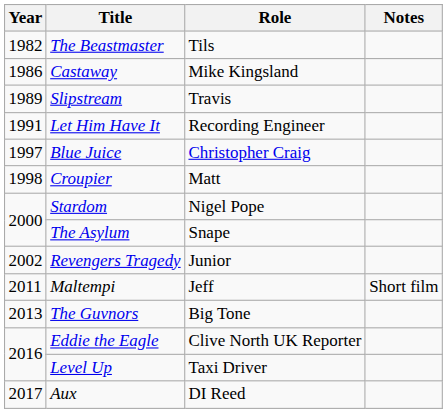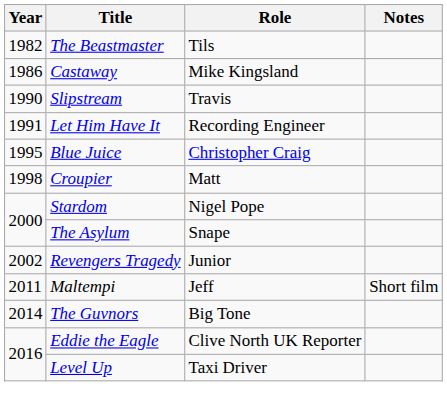(25, 98) 1989 -> (25, 98) 1990
(25, 152) 1997 -> (25, 152) 1995
(25, 313) 2013 -> (25, 313) 2014
- row: (63, 394)
